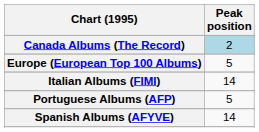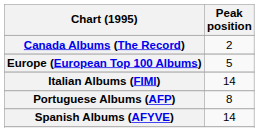(229, 44) lightblue background -> (229, 44) no background
(229, 99) 5 -> (229, 99) 8
